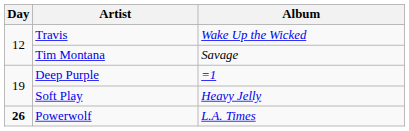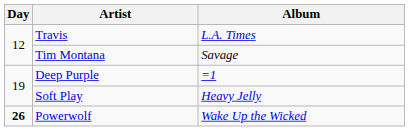(254, 34) Wake Up the Wicked -> (228, 34) L.A. Times
(228, 116) L.A. Times -> (254, 116) Wake Up the Wicked
